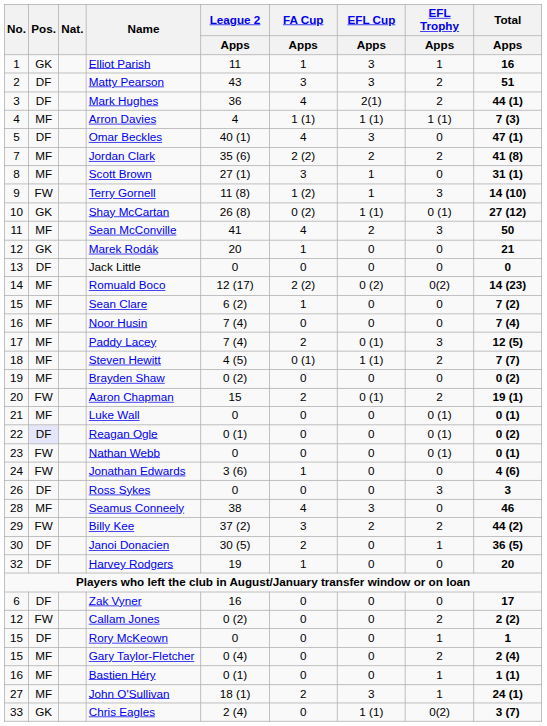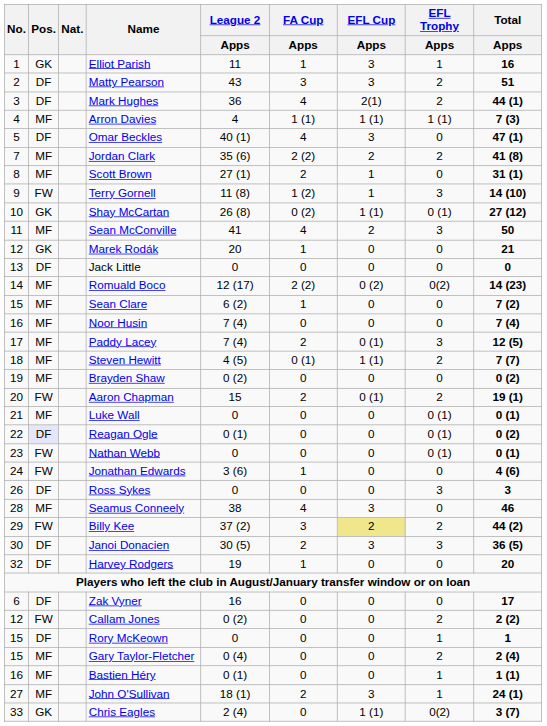(303, 175) 3 -> (303, 175) 2
(371, 527) no background -> (371, 527) khaki background
(371, 545) 0 -> (371, 545) 3
(440, 545) 1 -> (440, 545) 3
